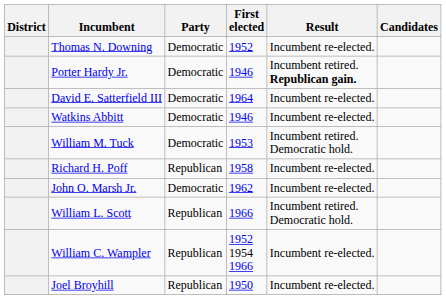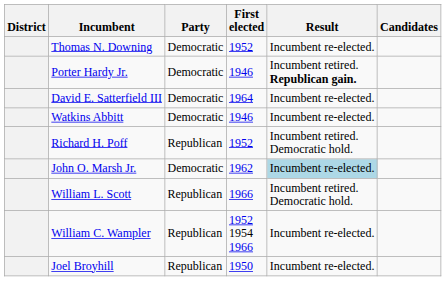- row: (93, 142)
(241, 168) 1958 -> (241, 142) 1952
(322, 168) Incumbent re-elected. -> (314, 142) Incumbent retired. Democratic hold.
(322, 187) no background -> (322, 168) lightblue background
